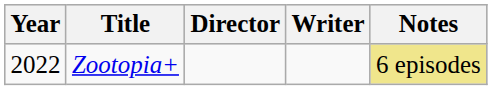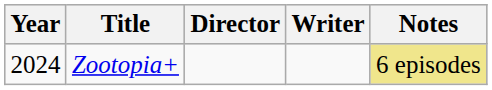(35, 63) 2022 -> (35, 63) 2024
